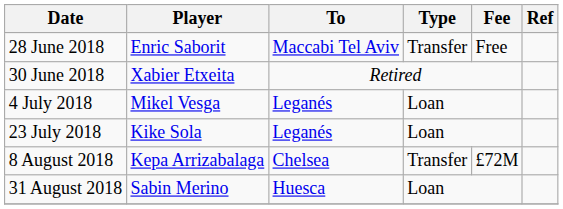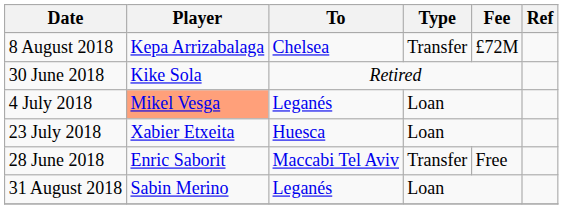rows swapped: (56, 47) <-> (61, 160)
(182, 75) Xabier Etxeita -> (166, 75) Kike Sola
(175, 103) no background -> (175, 103) lightsalmon background
(166, 132) Kike Sola -> (182, 132) Xabier Etxeita
(302, 132) Leganés -> (299, 132) Huesca
(299, 189) Huesca -> (302, 189) Leganés
